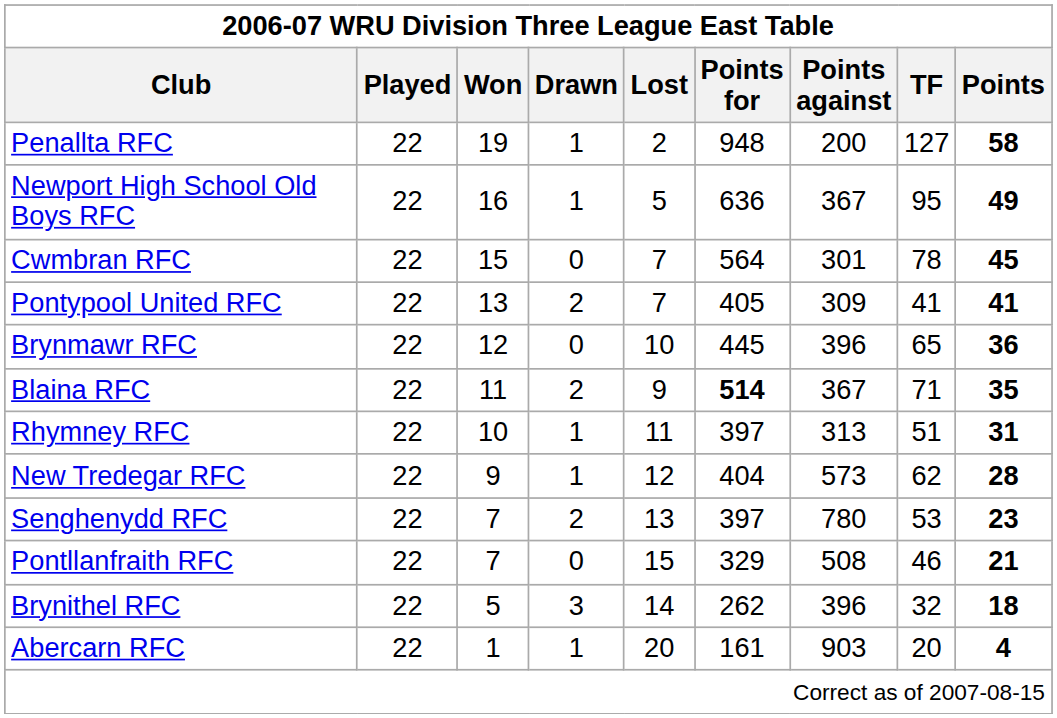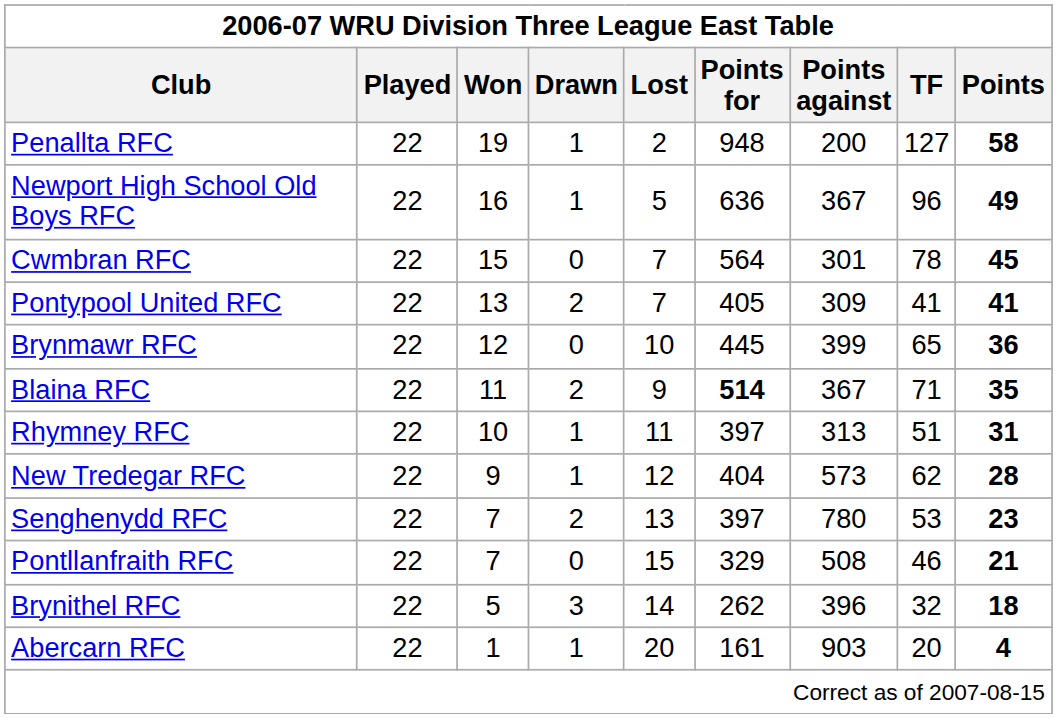(927, 201) 95 -> (927, 201) 96
(844, 346) 396 -> (844, 346) 399
